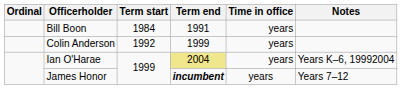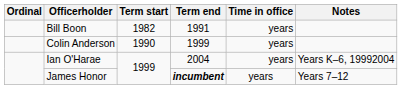(144, 28) 1984 -> (144, 28) 1982
(144, 44) 1992 -> (144, 44) 1990
(198, 60) khaki background -> (198, 60) no background
